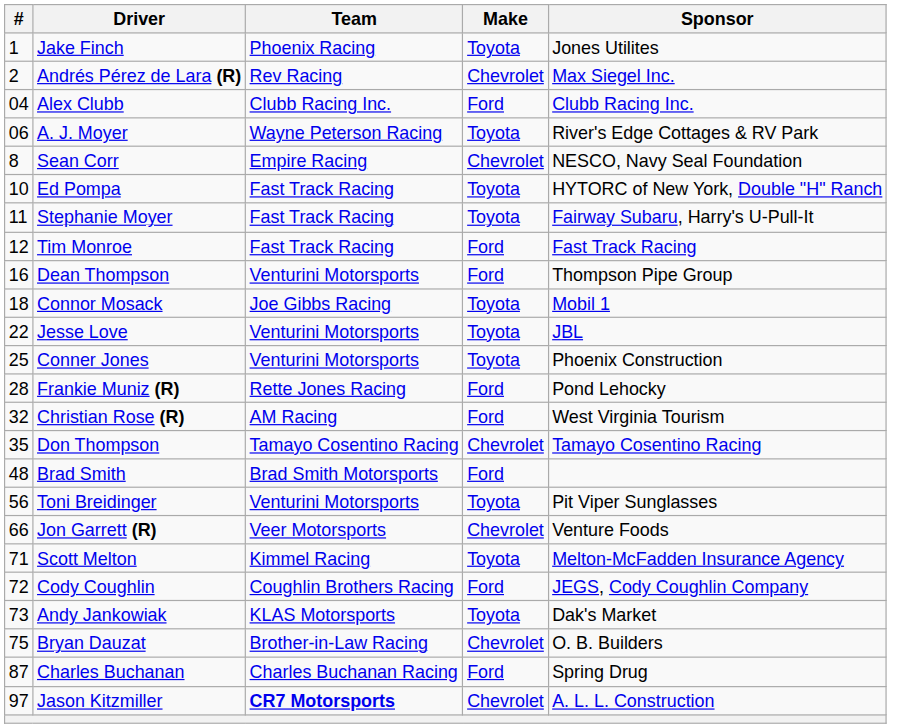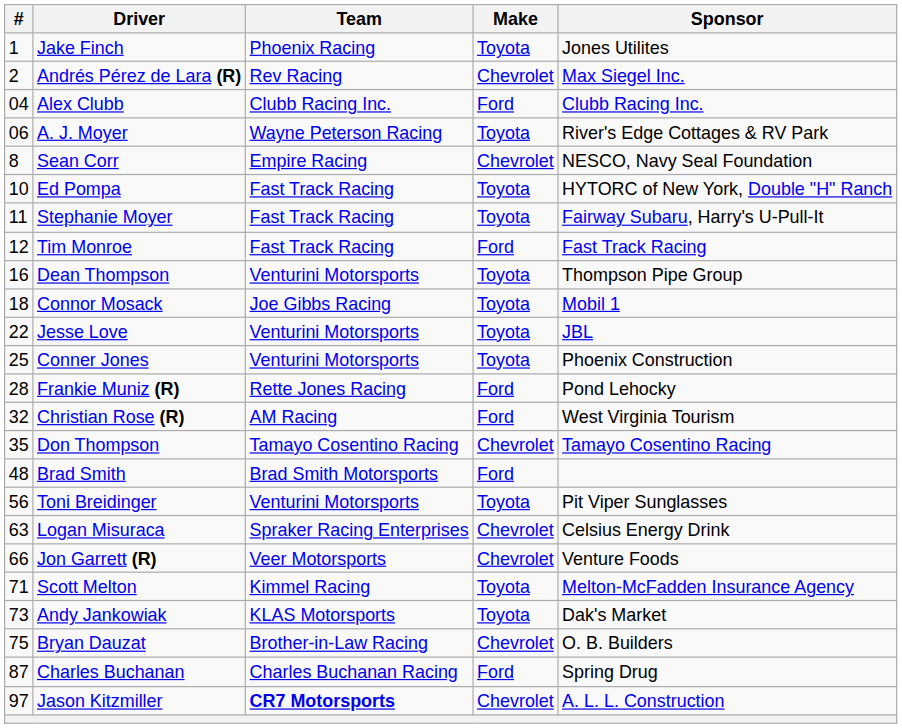(486, 275) Ford -> (503, 275) Toyota
+ row: (101, 530)
- row: (96, 587)
